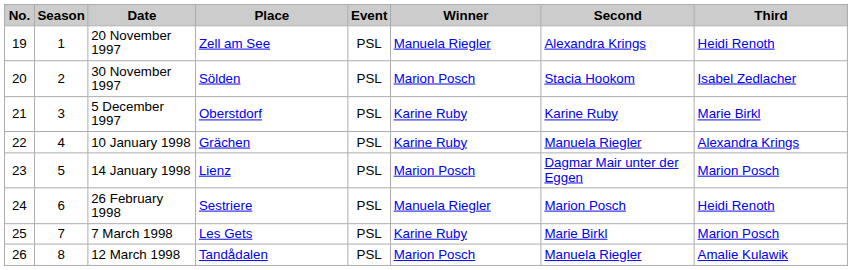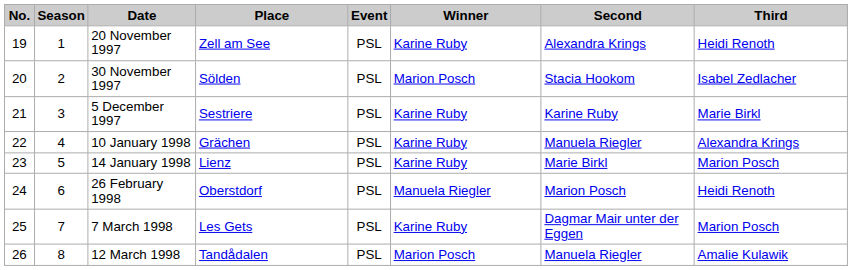(442, 43) Manuela Riegler -> (430, 43) Karine Ruby
(230, 114) Oberstdorf -> (226, 114) Sestriere
(434, 170) Marion Posch -> (430, 163) Karine Ruby
(611, 170) Dagmar Mair unter der Eggen -> (576, 163) Marie Birkl
(226, 205) Sestriere -> (230, 191) Oberstdorf
(576, 233) Marie Birkl -> (611, 226) Dagmar Mair unter der Eggen
